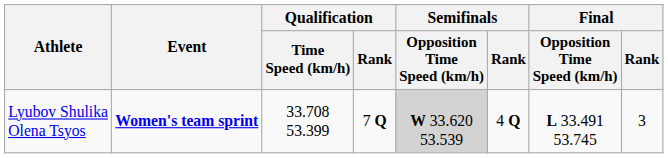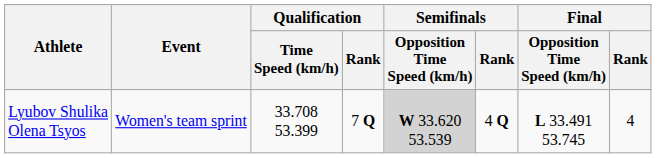(187, 121) bold -> (181, 121) normal
(642, 121) 3 -> (630, 121) 4
